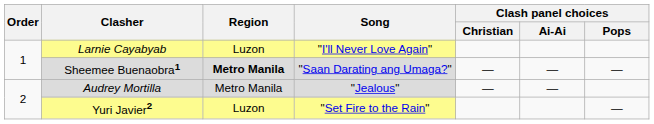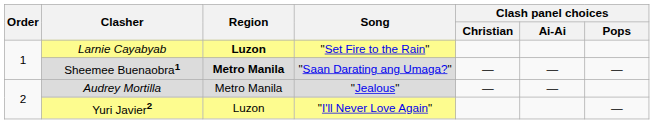(249, 49) normal -> (249, 49) bold
(375, 49) "I'll Never Love Again" -> (375, 49) "Set Fire to the Rain"
(375, 108) "Set Fire to the Rain" -> (375, 108) "I'll Never Love Again"
